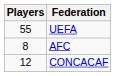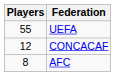rows swapped: (79, 63) <-> (60, 46)
